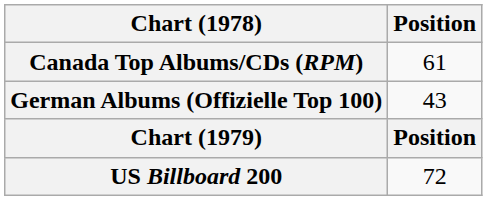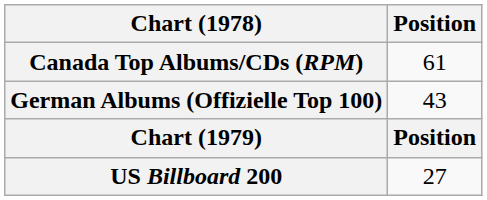(435, 175) 72 -> (435, 175) 27
